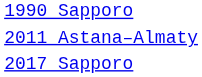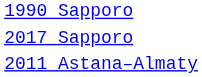rows swapped: (101, 38) <-> (69, 64)
